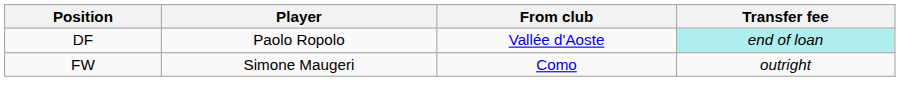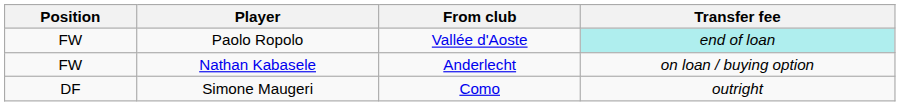(83, 40) DF -> (70, 40) FW
+ row: (258, 64)
(83, 64) FW -> (70, 88) DF
